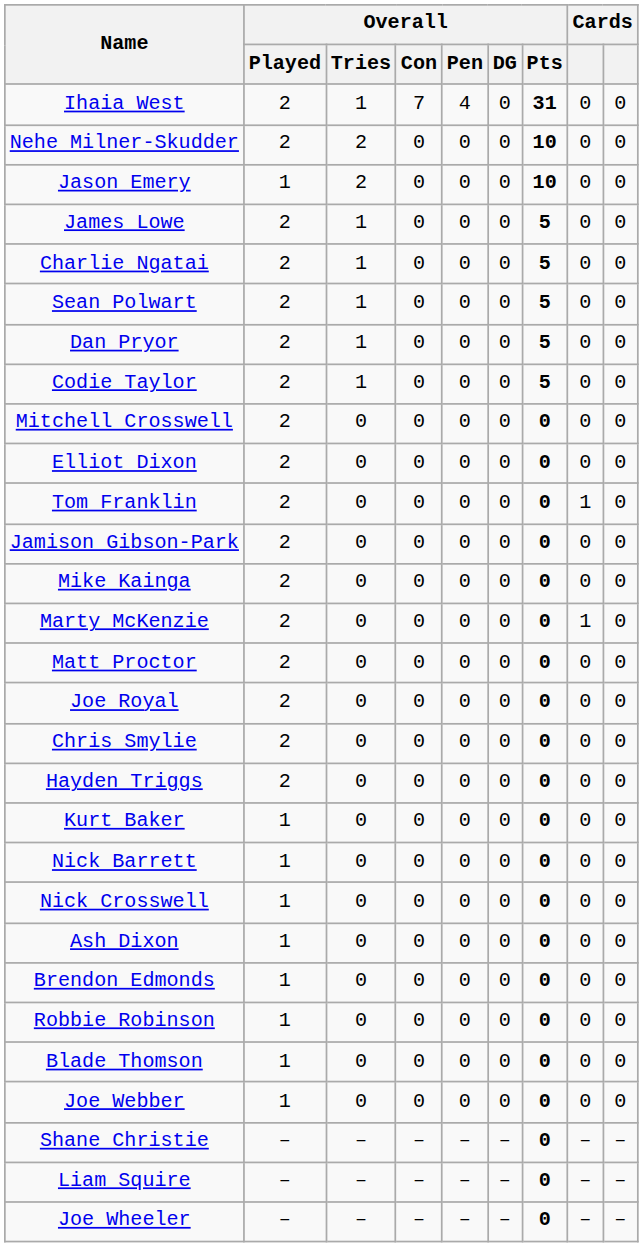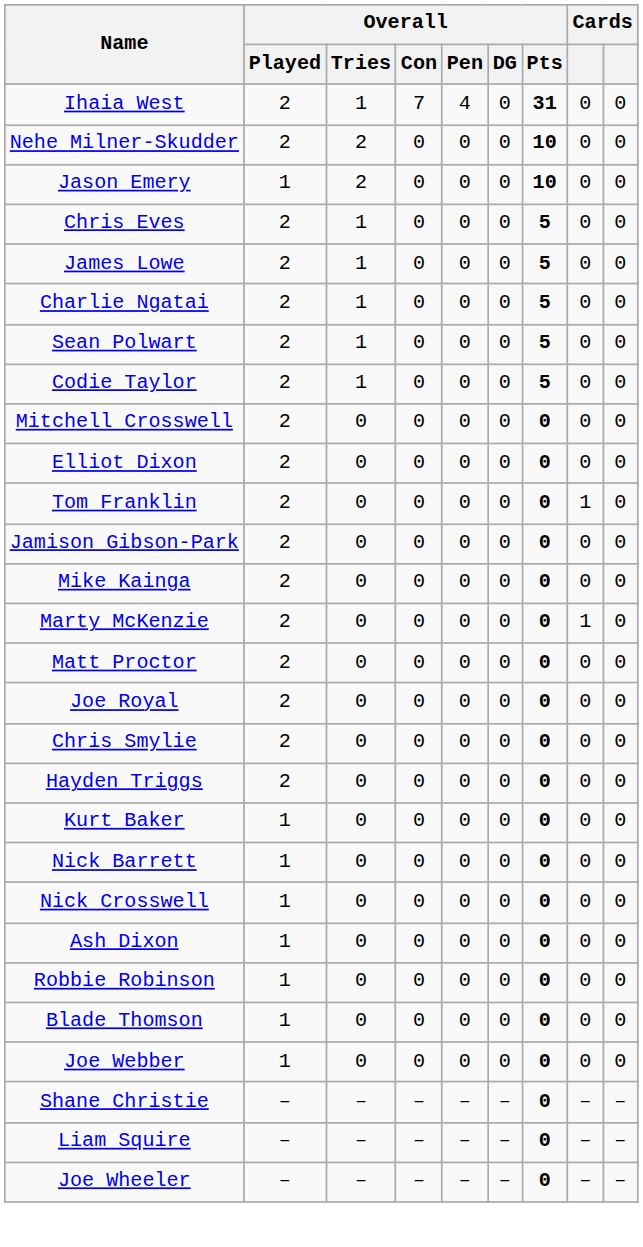+ row: (124, 223)
- row: (124, 342)
- row: (124, 981)
